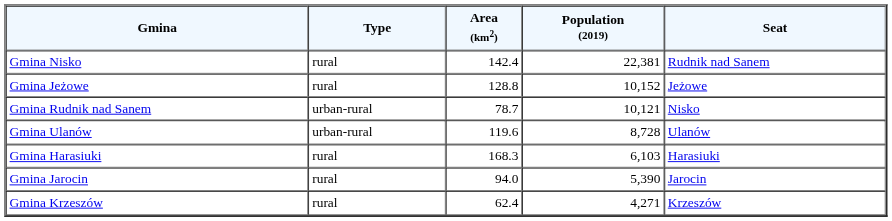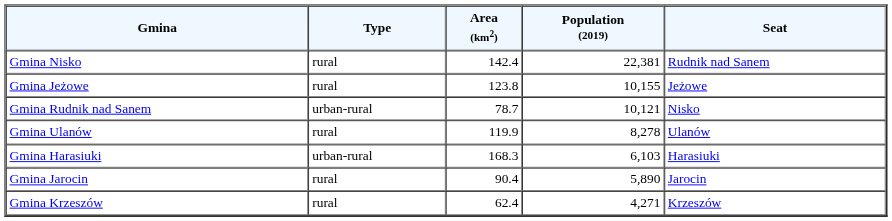(503, 85) 128.8 -> (503, 85) 123.8
(642, 85) 10,152 -> (642, 85) 10,155
(342, 132) urban-rural -> (325, 132) rural
(504, 132) 119.6 -> (504, 132) 119.9
(645, 132) 8,728 -> (645, 132) 8,278
(325, 155) rural -> (342, 155) urban-rural
(507, 179) 94.0 -> (507, 179) 90.4
(645, 179) 5,390 -> (645, 179) 5,890
